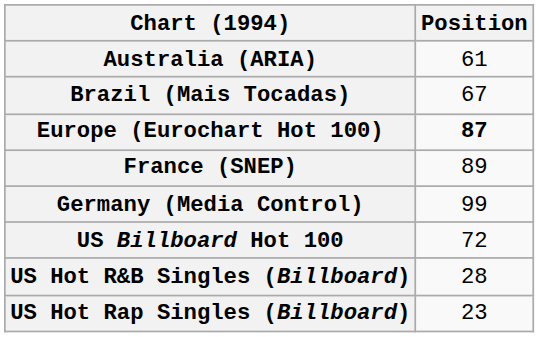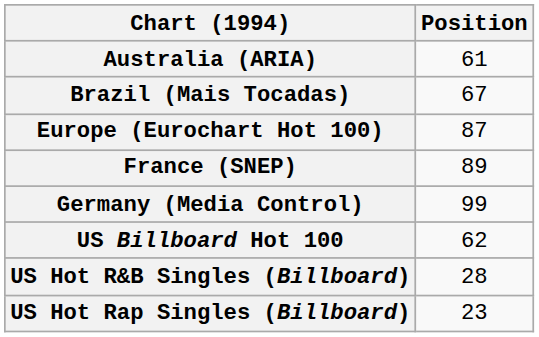(474, 132) bold -> (474, 132) normal
(474, 240) 72 -> (474, 240) 62
